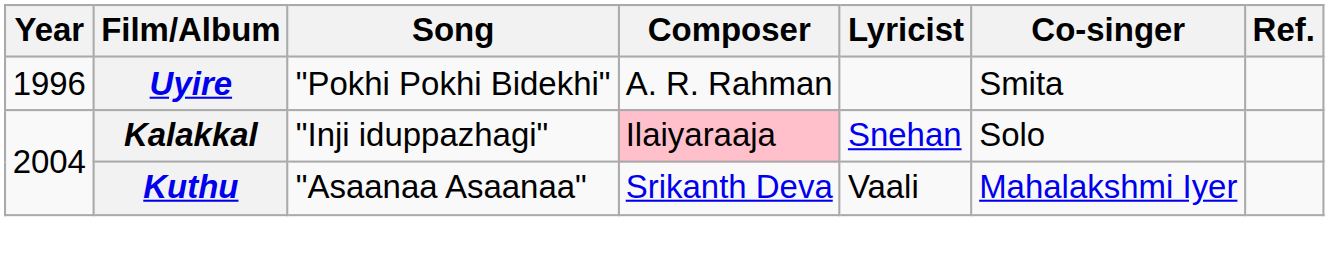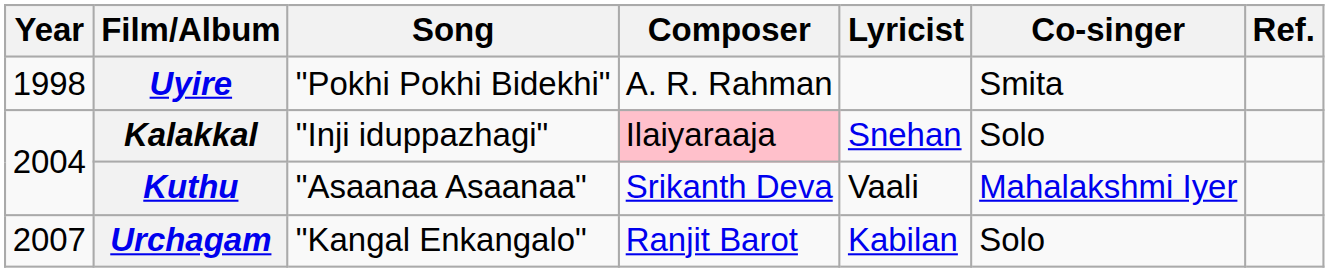(49, 82) 1996 -> (49, 82) 1998
+ row: (191, 239)
